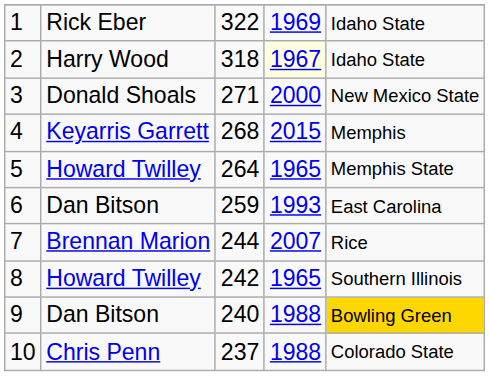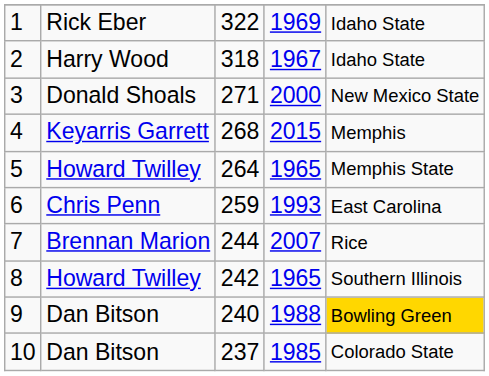(296, 59) lightyellow background -> (296, 59) no background
(103, 205) Dan Bitson -> (103, 205) Chris Penn
(103, 351) Chris Penn -> (103, 351) Dan Bitson
(296, 351) 1988 -> (296, 351) 1985
